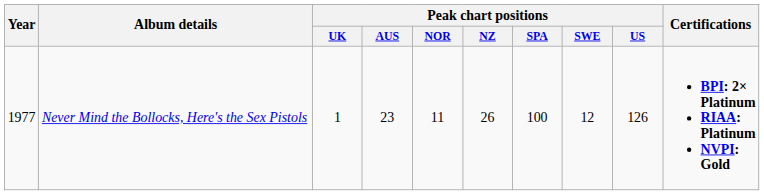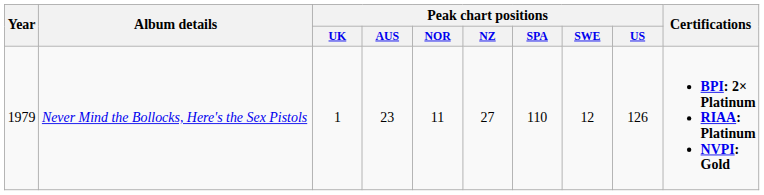(22, 118) 1977 -> (22, 118) 1979
(487, 118) 26 -> (487, 118) 27
(537, 118) 100 -> (537, 118) 110
